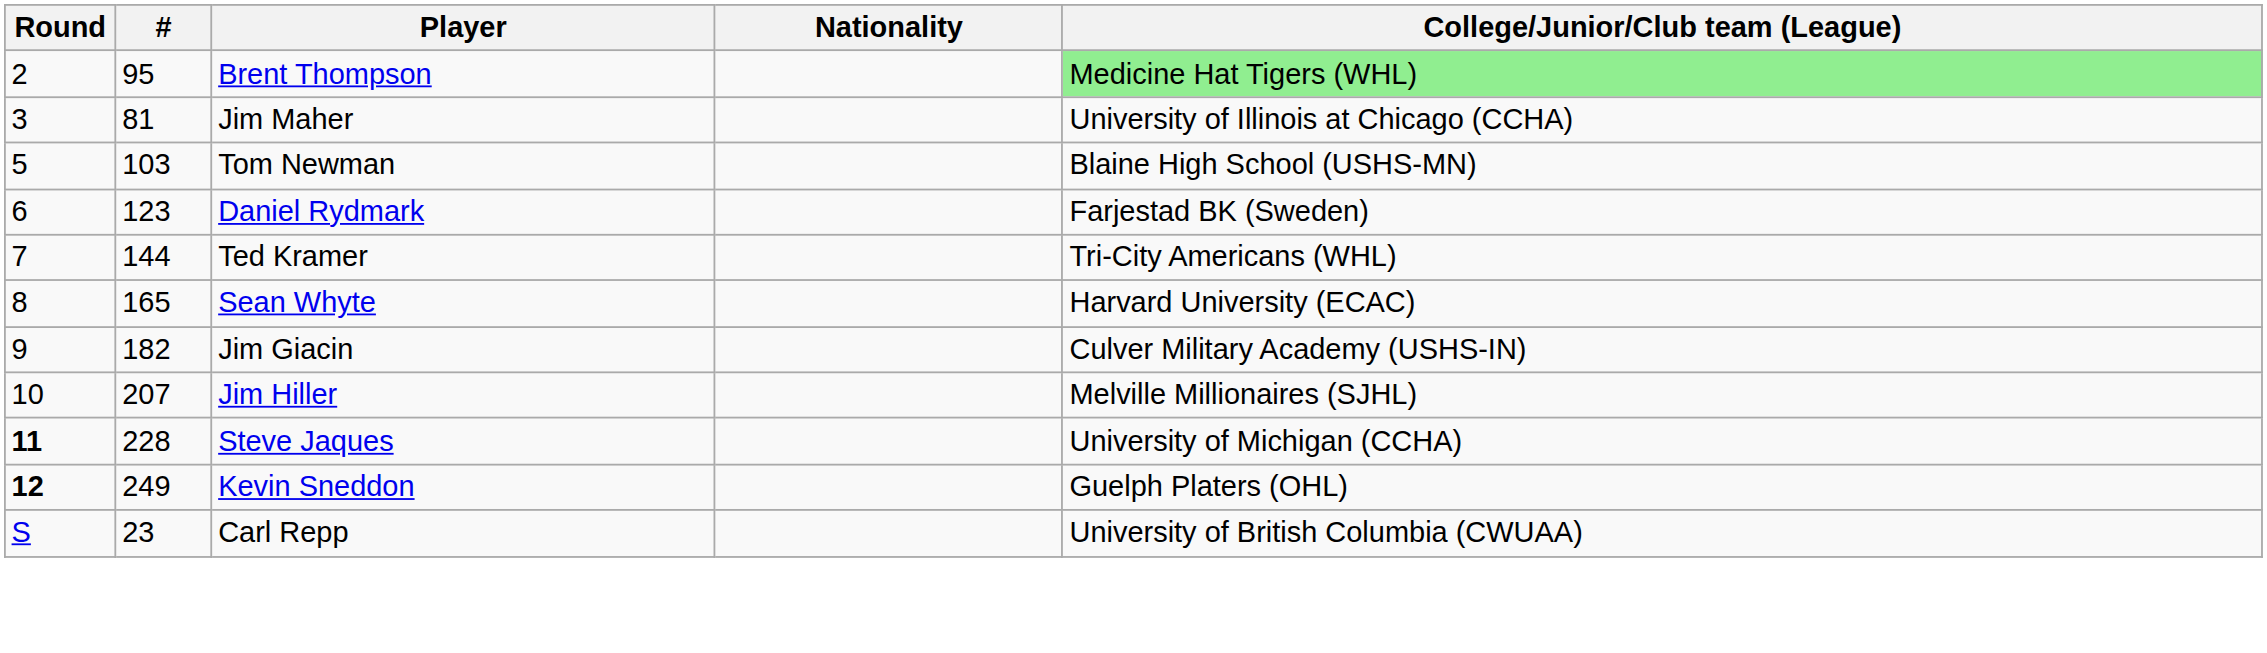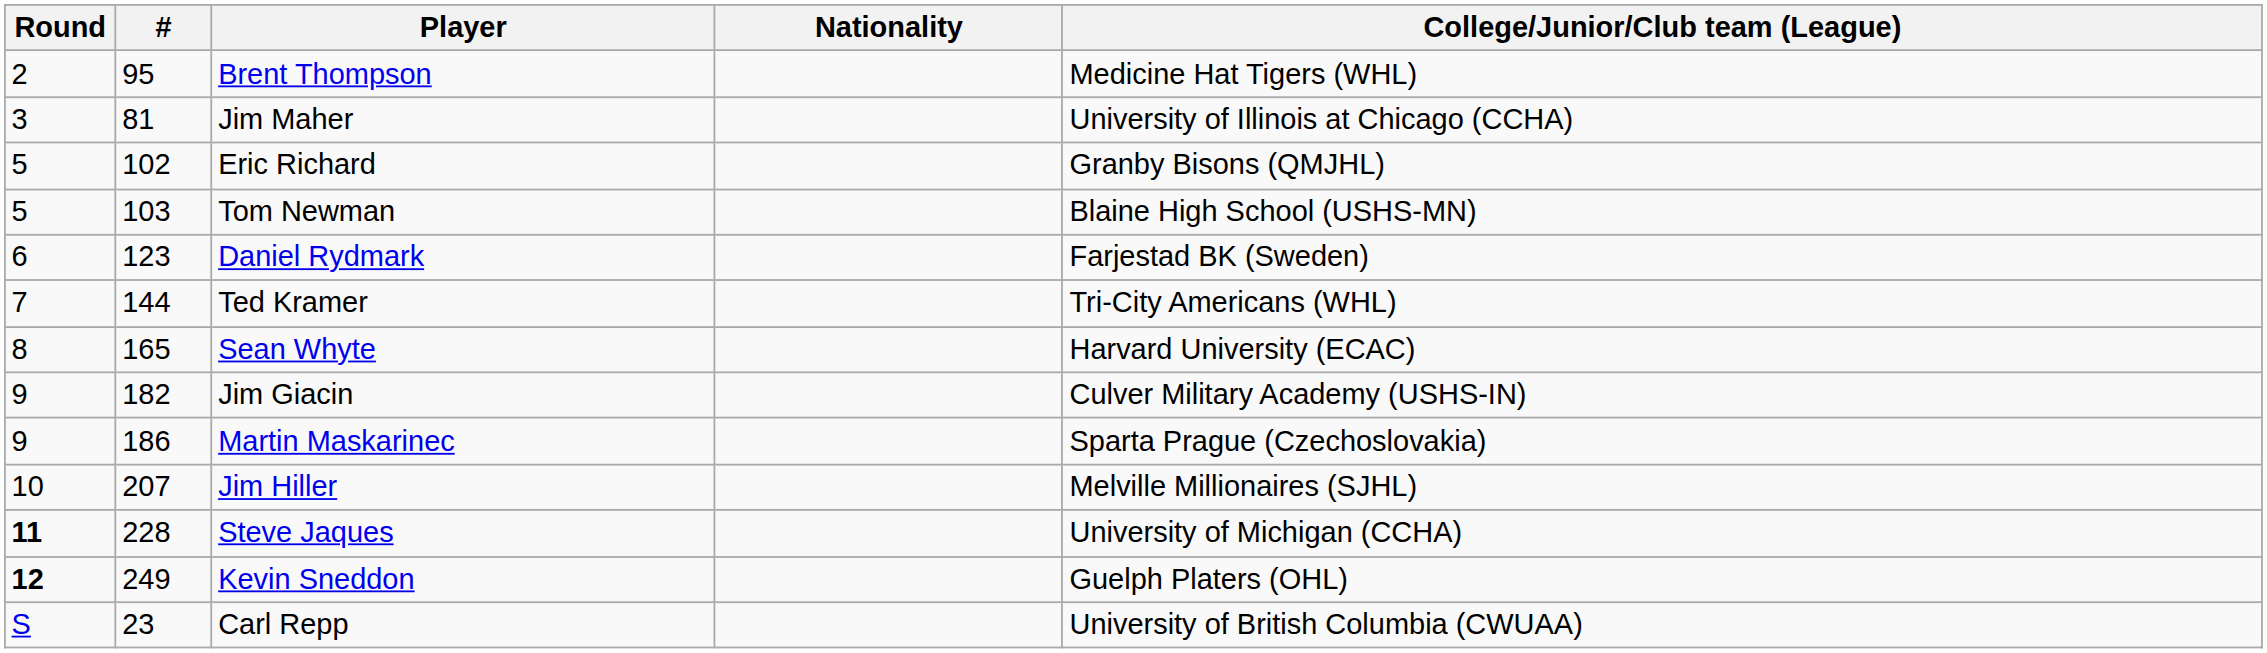(1243, 73) lightgreen background -> (1243, 73) no background
+ row: (297, 165)
+ row: (336, 440)
